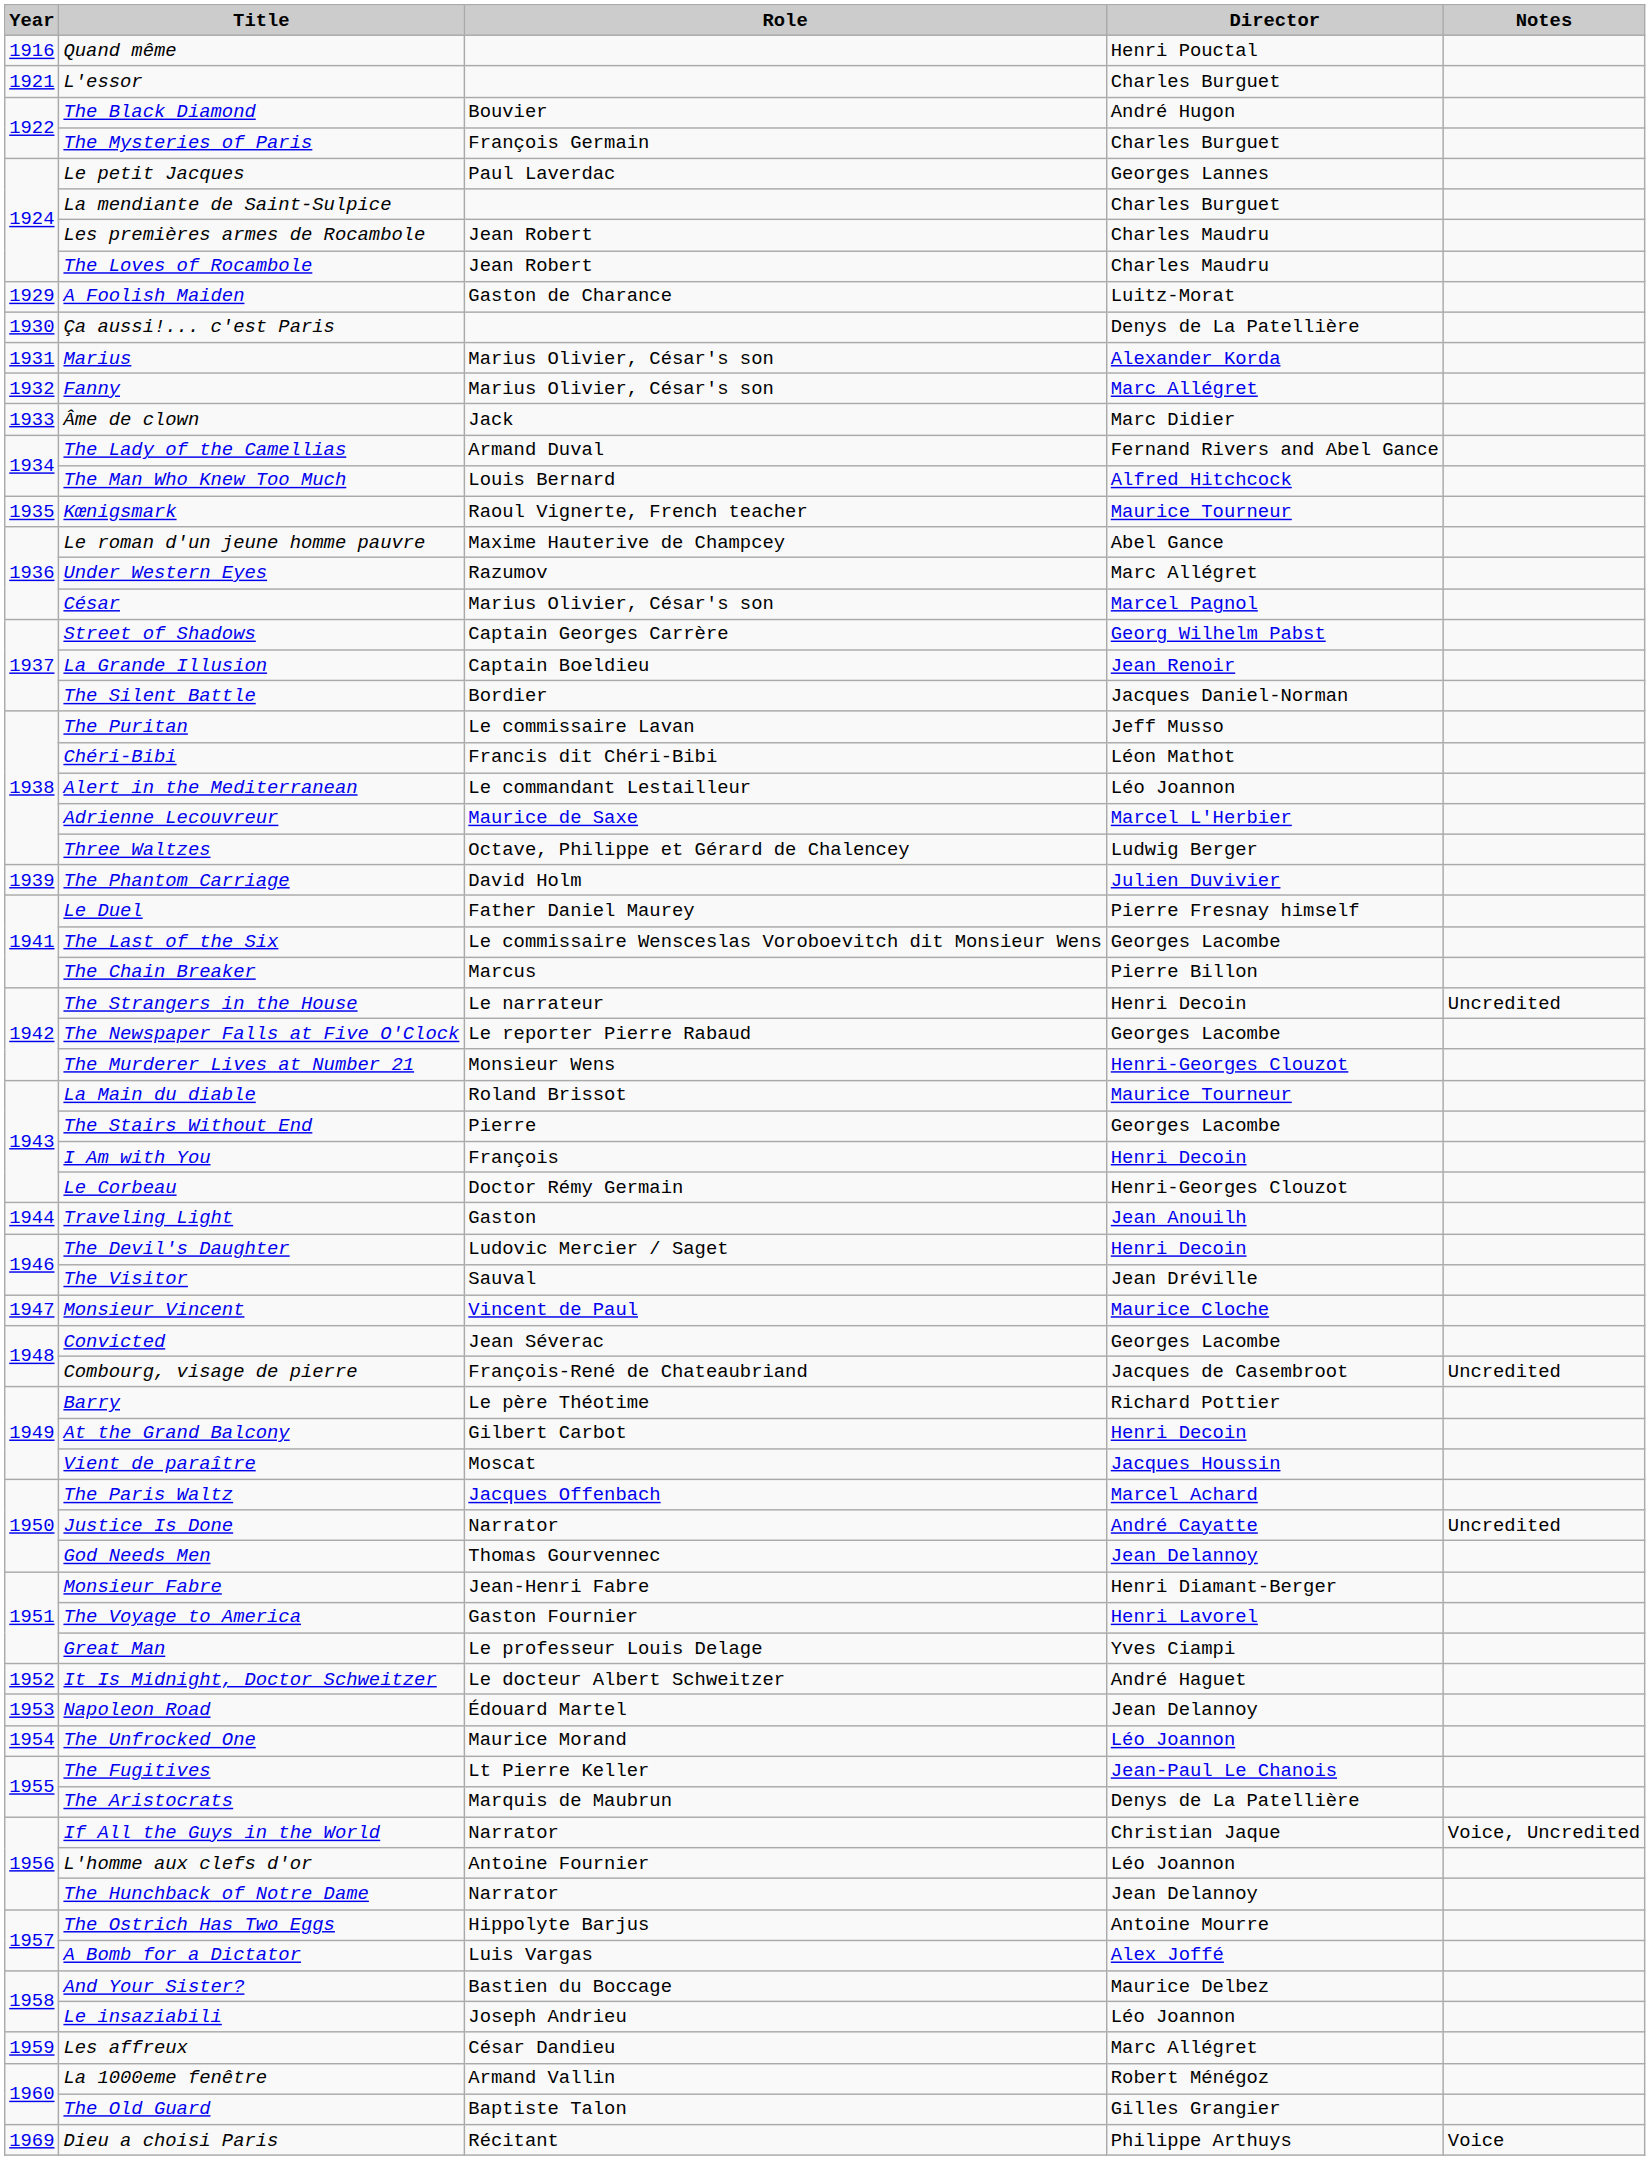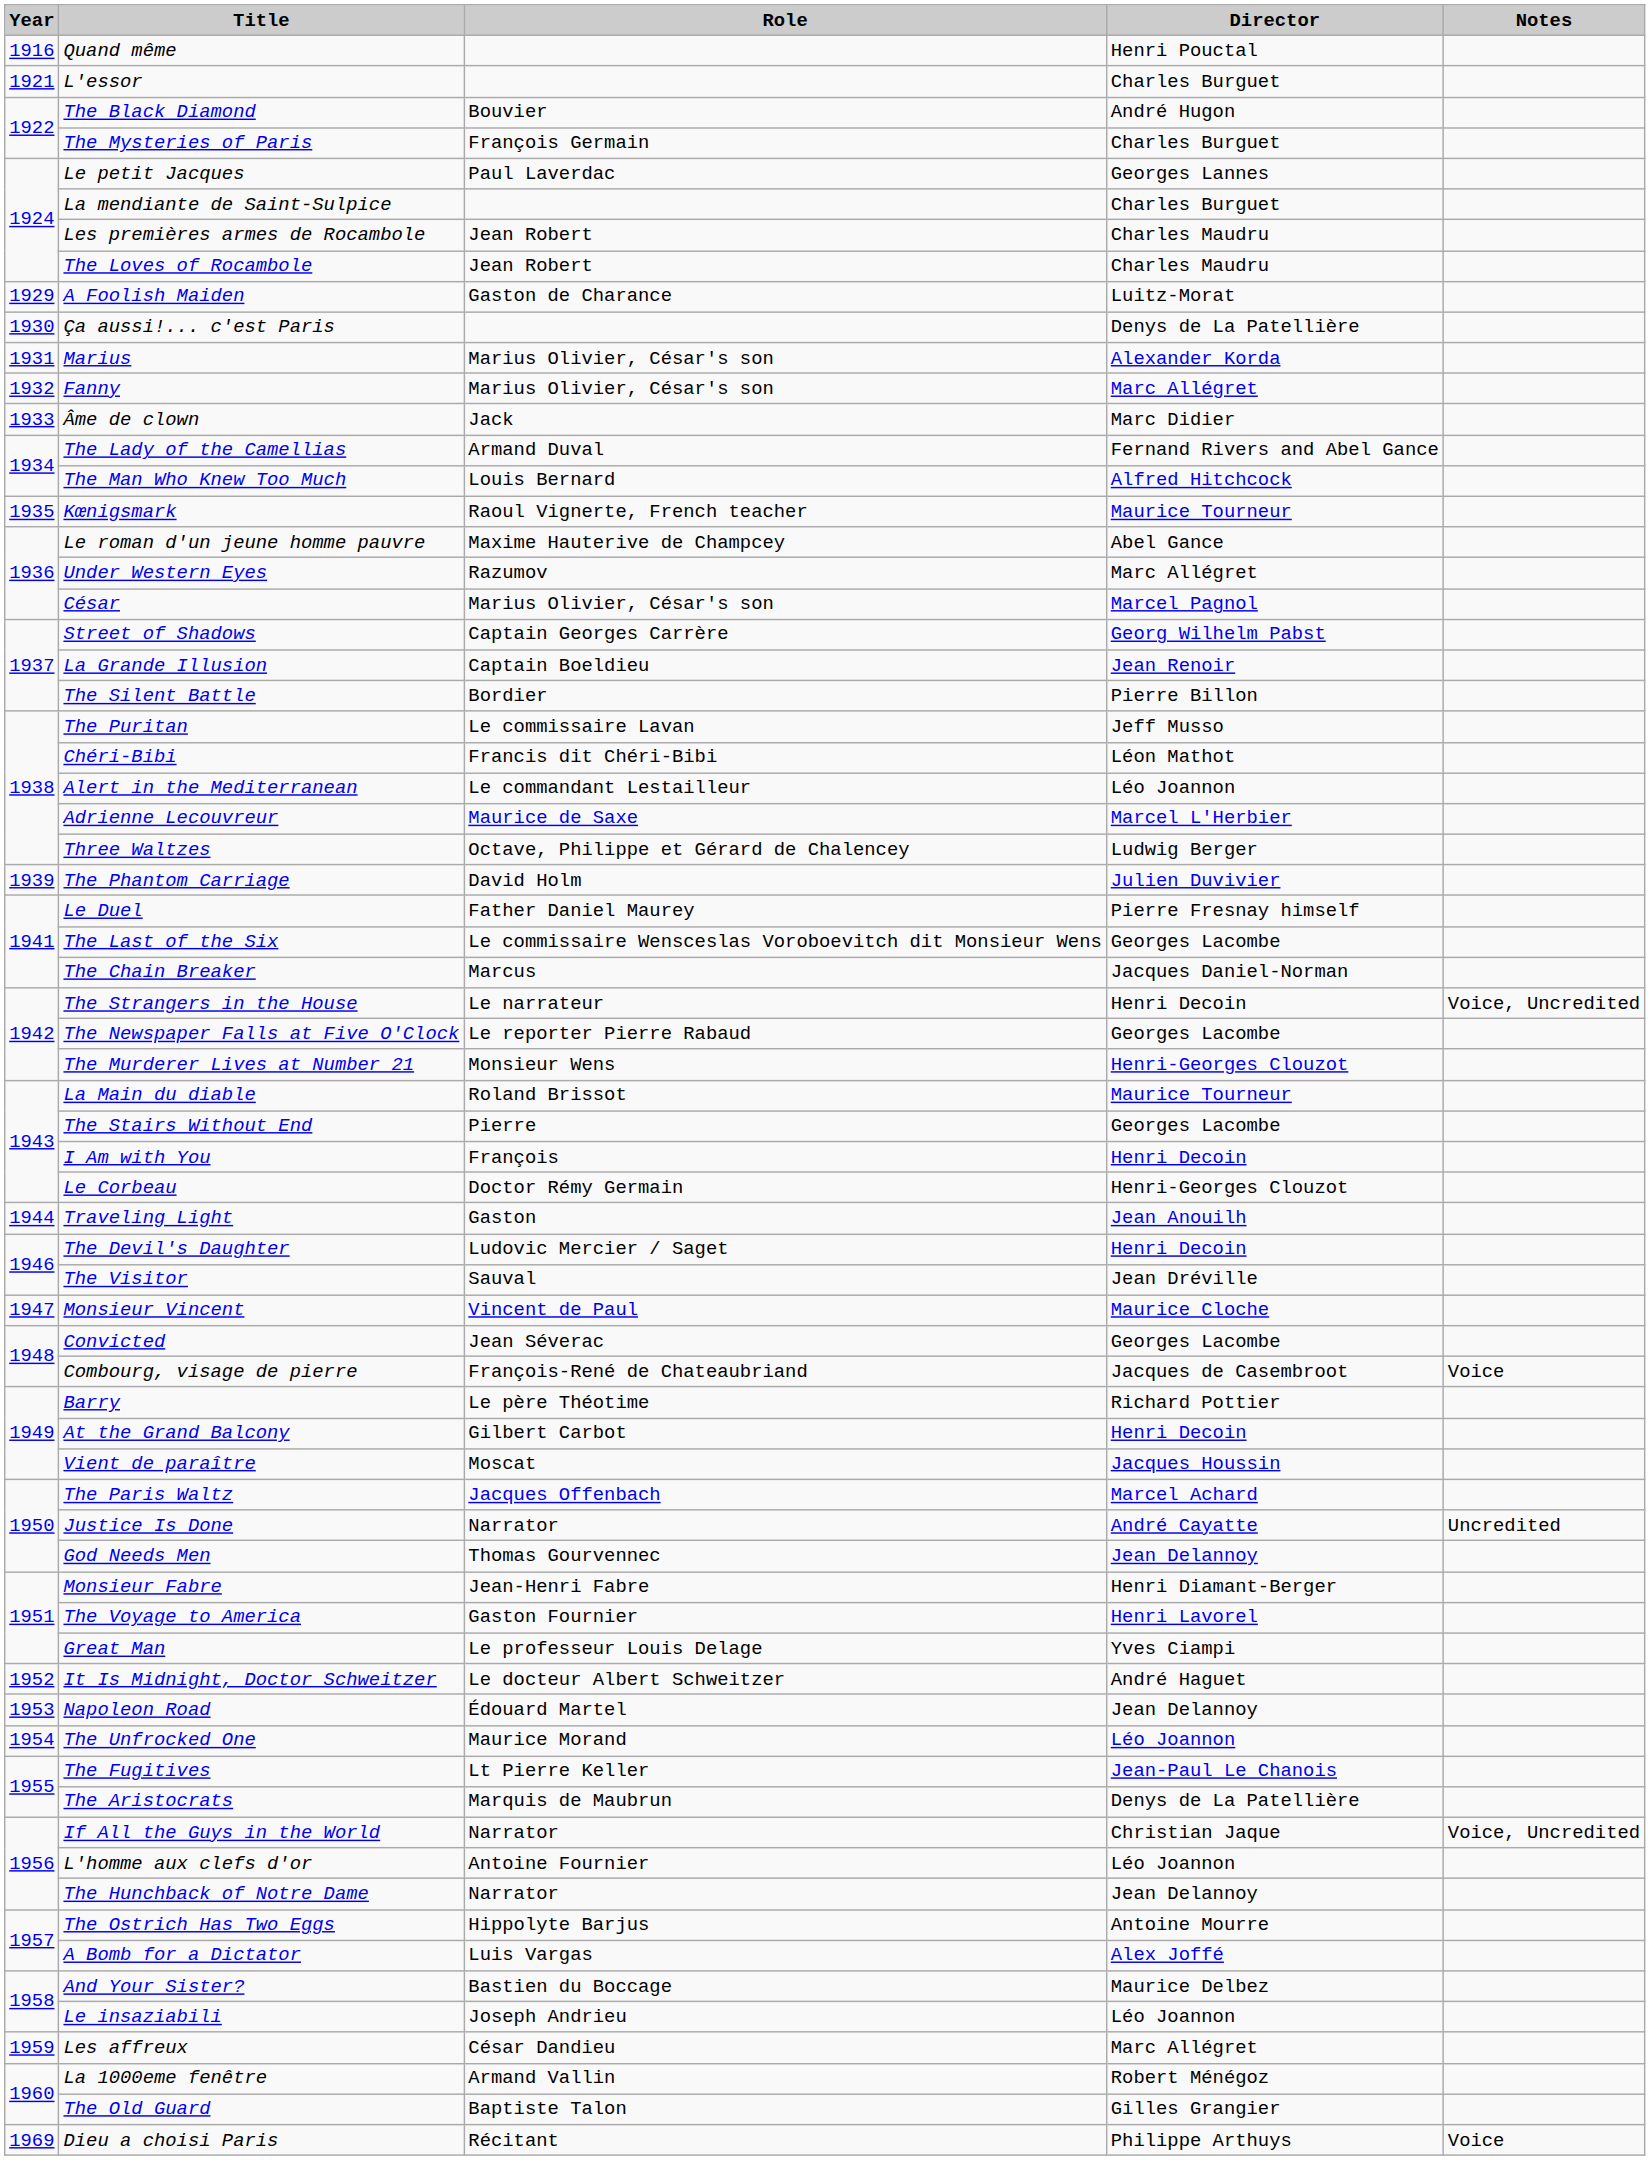(1230, 696) Jacques Daniel-Norman -> (1184, 696) Pierre Billon
(1184, 972) Pierre Billon -> (1230, 972) Jacques Daniel-Norman
(1504, 1003) Uncredited -> (1544, 1003) Voice, Uncredited
(1504, 1372) Uncredited -> (1476, 1372) Voice
